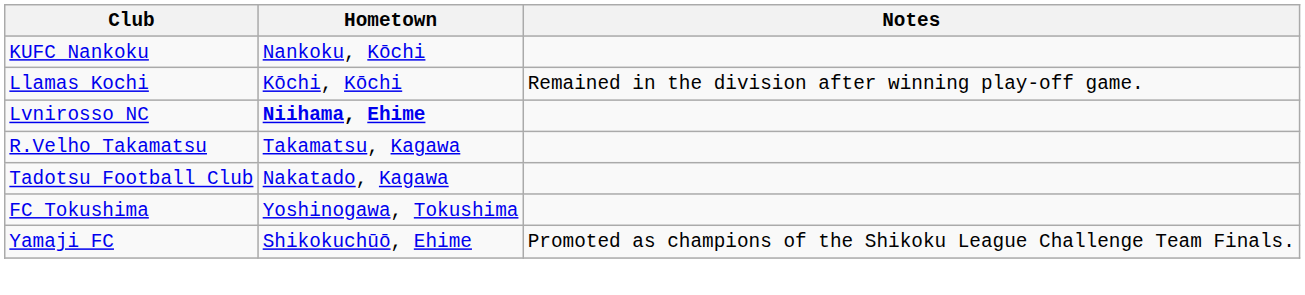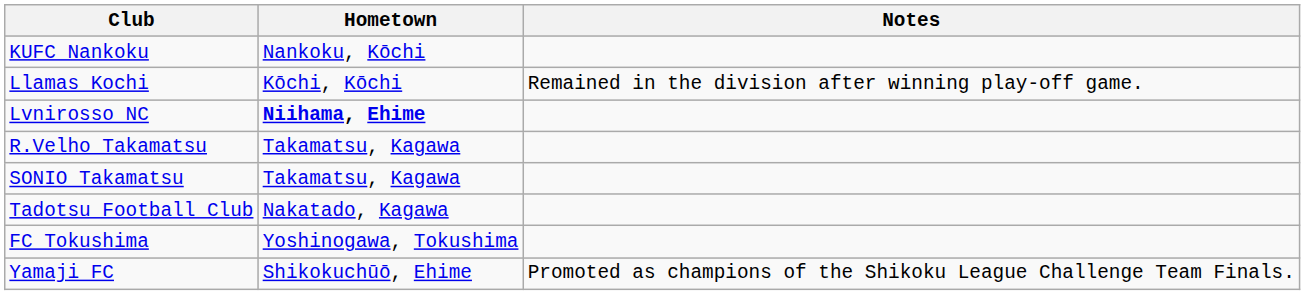+ row: (97, 178)
